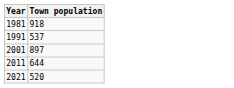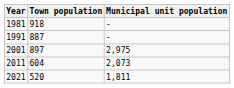+ column: (167, 11)
(37, 37) 537 -> (37, 37) 887
(37, 63) 644 -> (37, 63) 604
